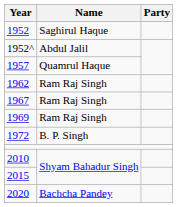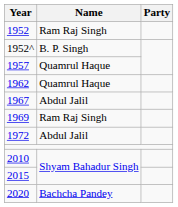(74, 30) Saghirul Haque -> (73, 30) Ram Raj Singh
(64, 48) Abdul Jalil -> (64, 48) B. P. Singh
(73, 83) Ram Raj Singh -> (75, 83) Quamrul Haque
(73, 100) Ram Raj Singh -> (64, 100) Abdul Jalil
(64, 135) B. P. Singh -> (64, 135) Abdul Jalil
